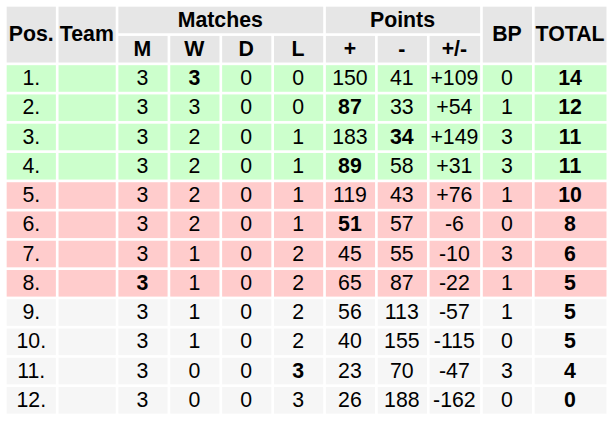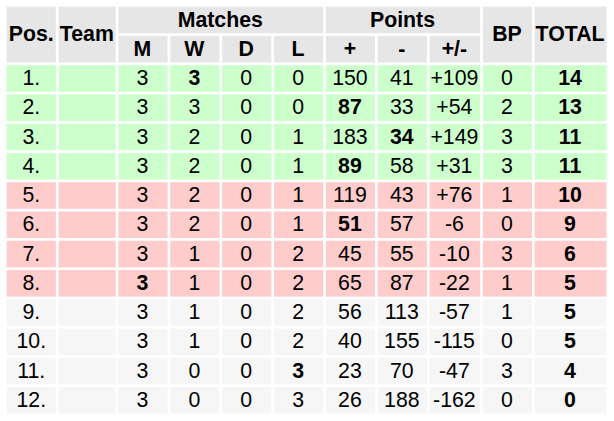(507, 107) 1 -> (507, 107) 2
(570, 107) 12 -> (570, 107) 13
(570, 224) 8 -> (570, 224) 9
